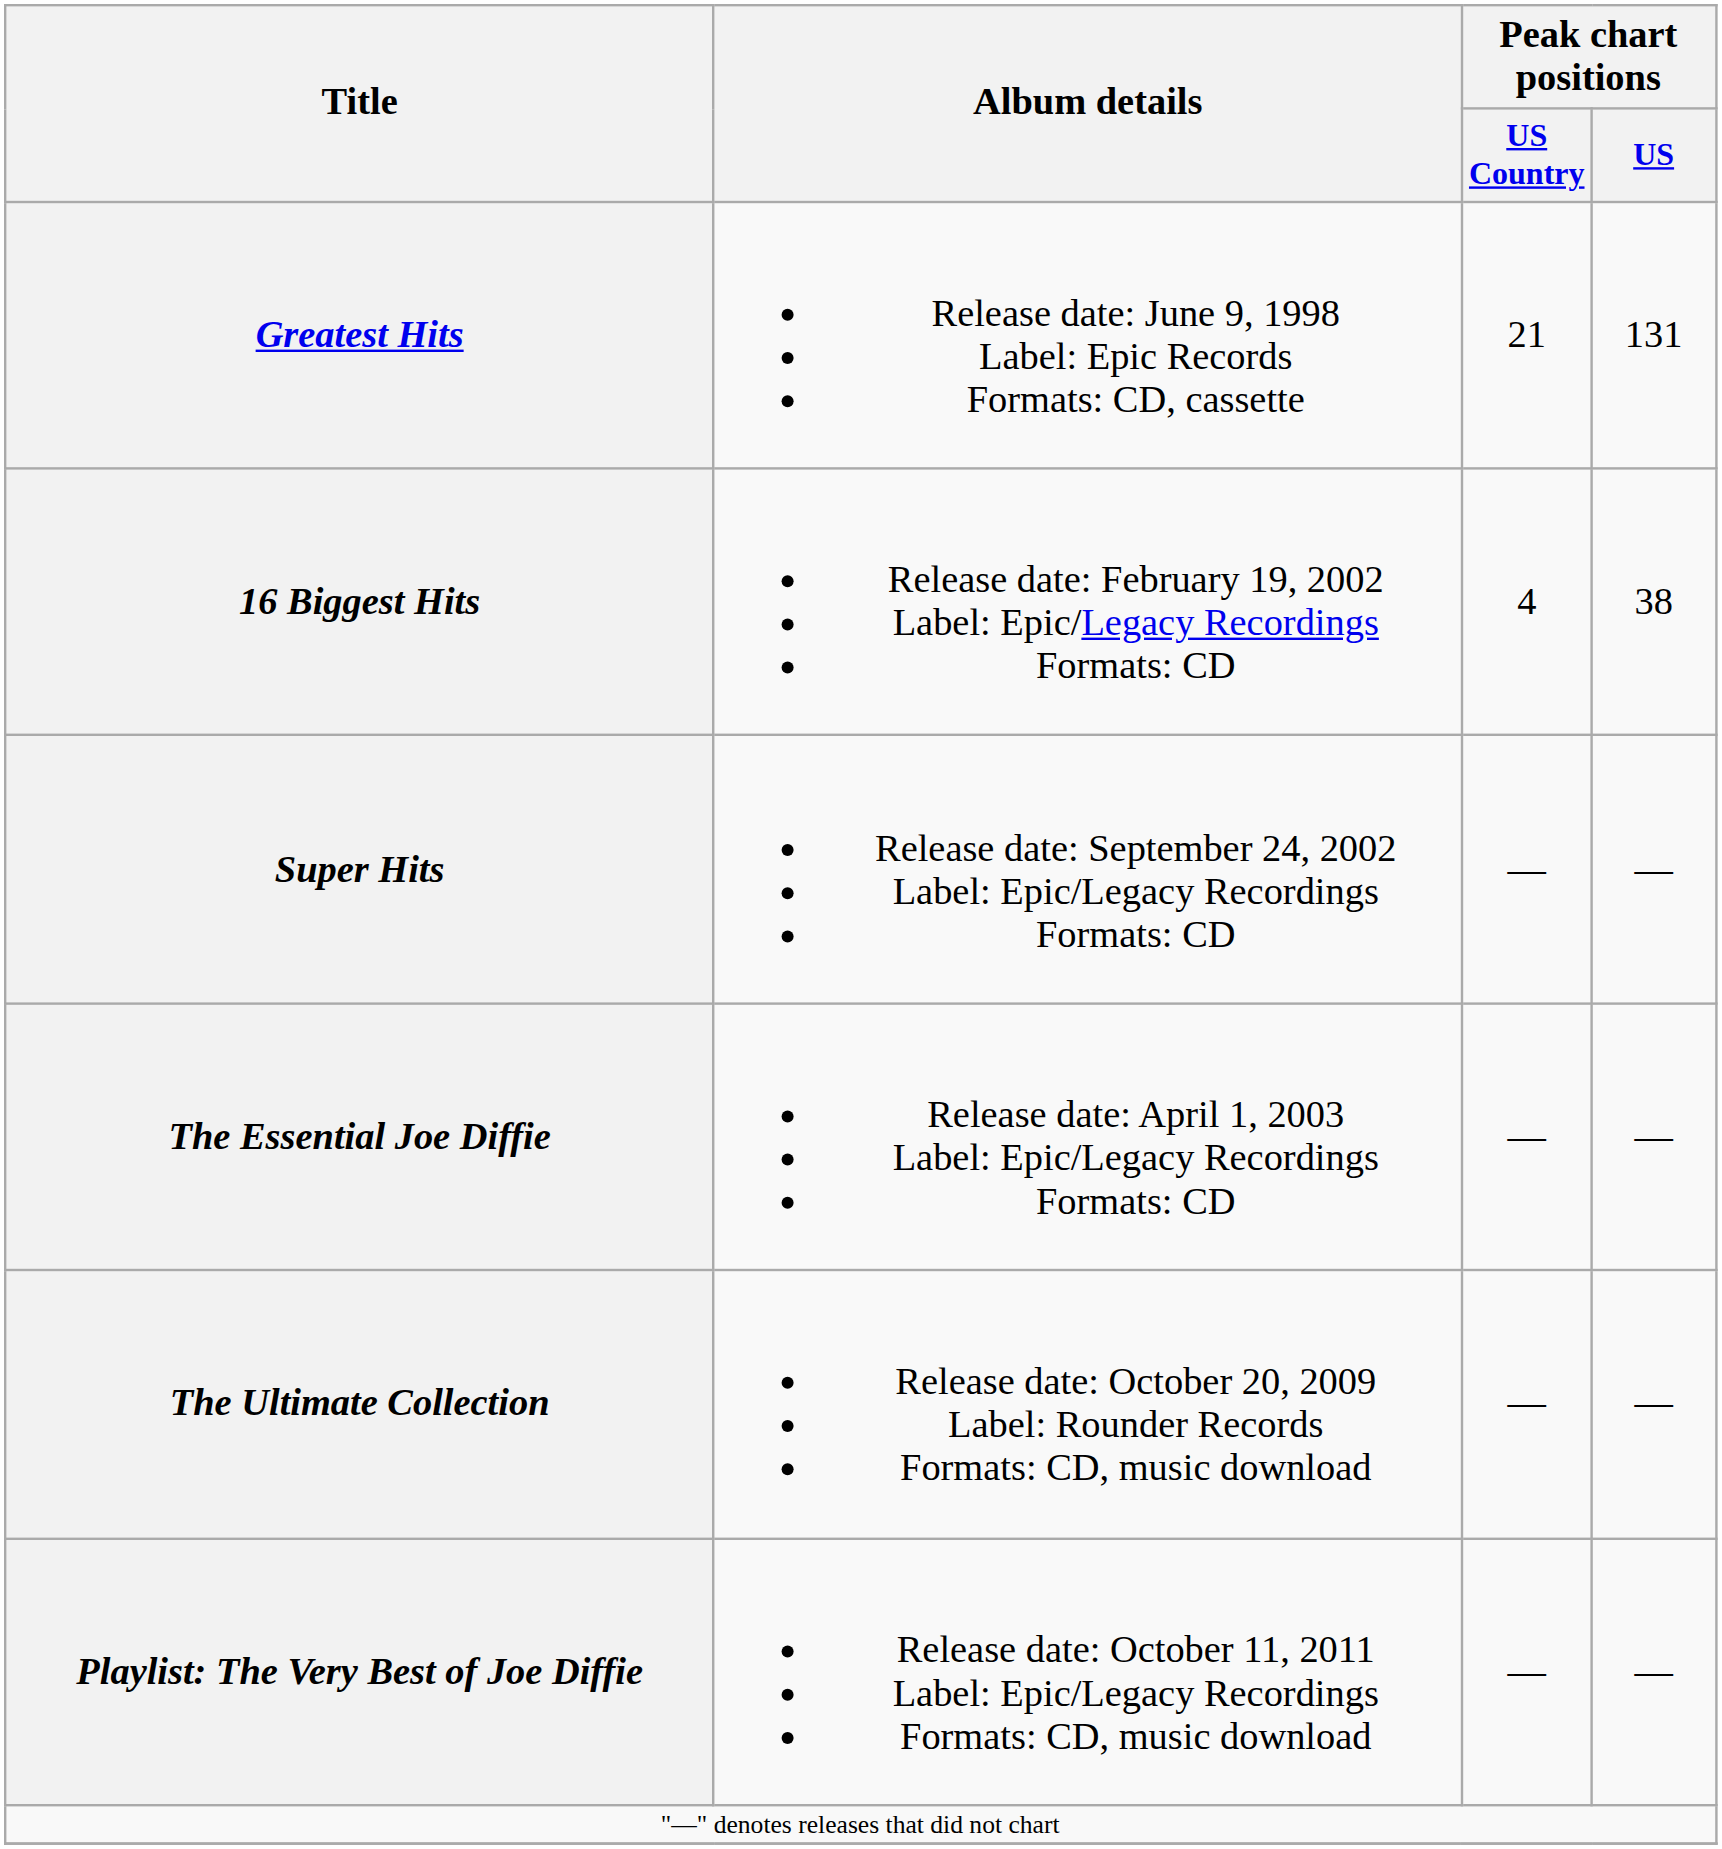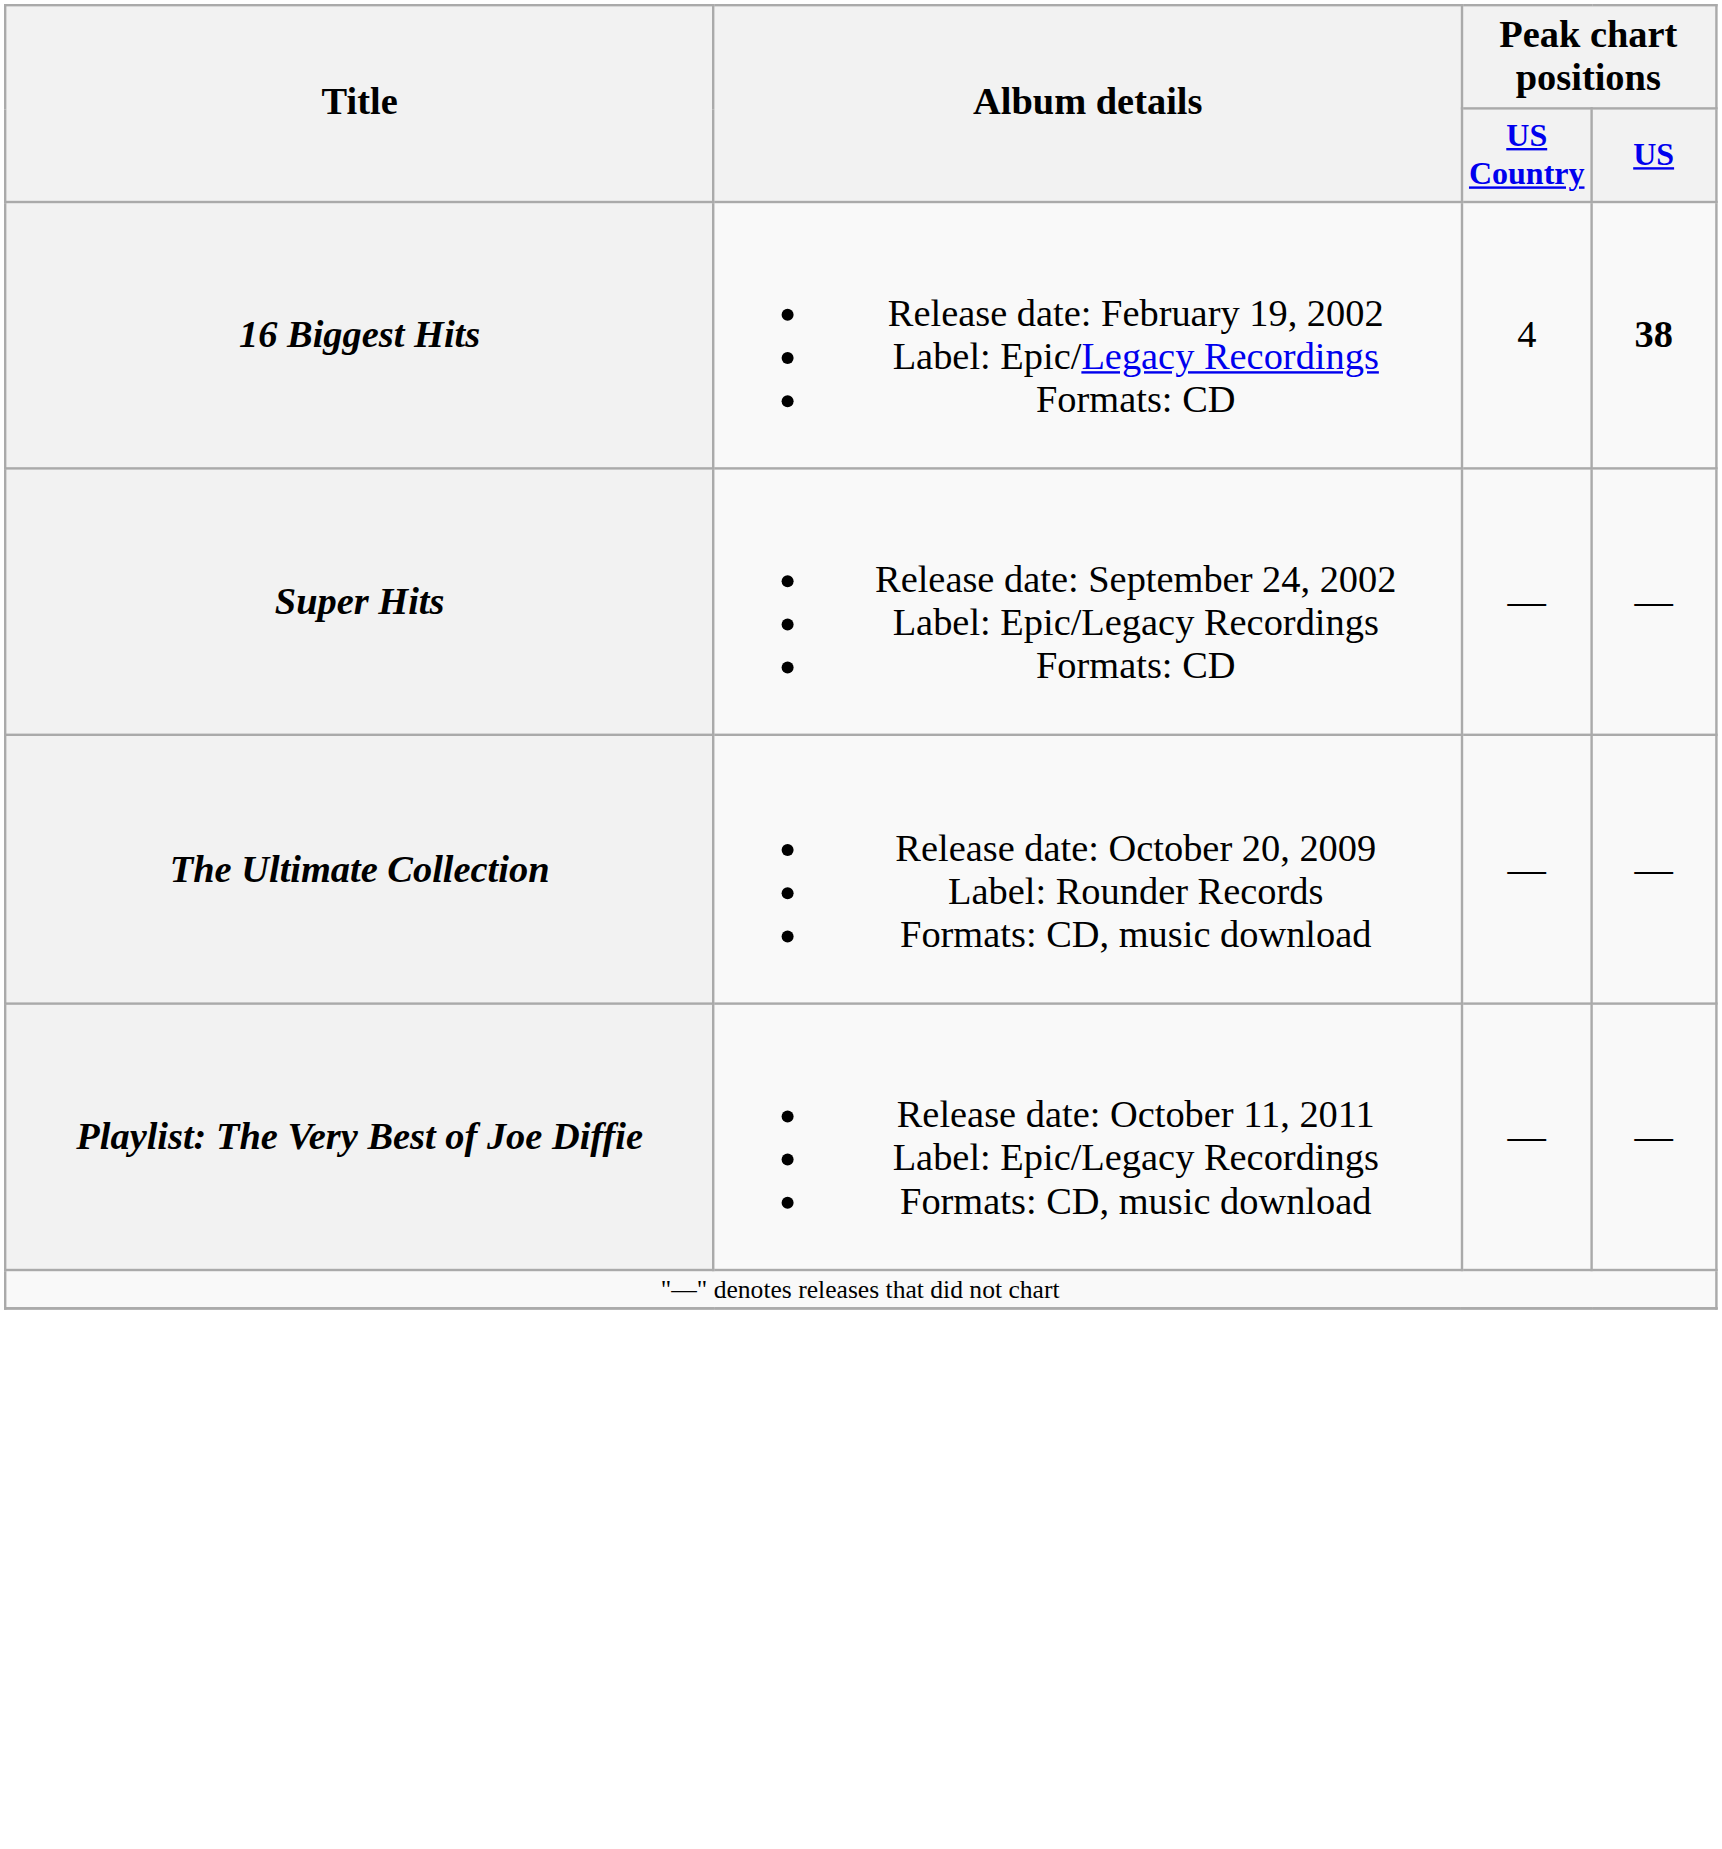- row: (360, 334)
(1654, 601) normal -> (1654, 334) bold
- row: (360, 1136)
